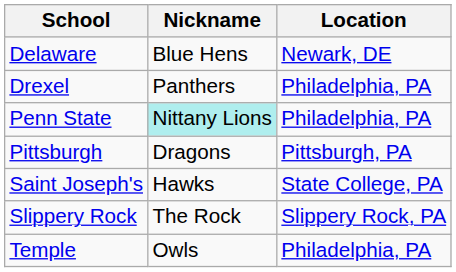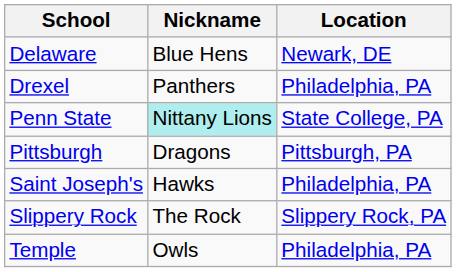(356, 119) Philadelphia, PA -> (362, 119) State College, PA
(362, 184) State College, PA -> (356, 184) Philadelphia, PA
